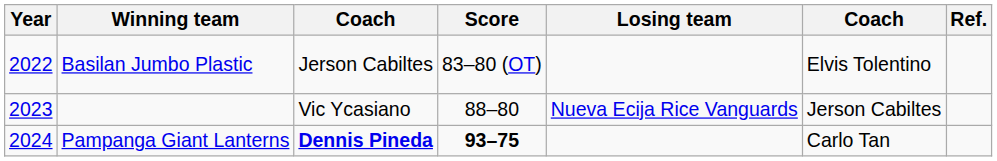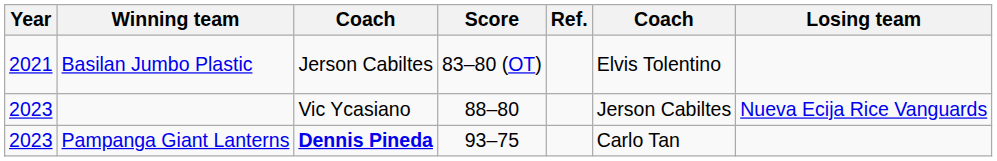columns swapped: (674, 19) <-> (969, 19)
(31, 64) 2022 -> (31, 64) 2021
(31, 140) 2024 -> (31, 140) 2023
(492, 140) bold -> (492, 140) normal
